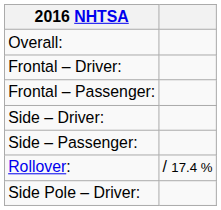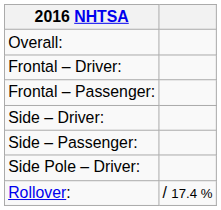rows swapped: (74, 192) <-> (39, 167)
